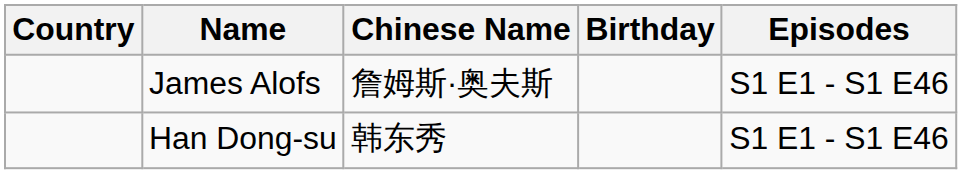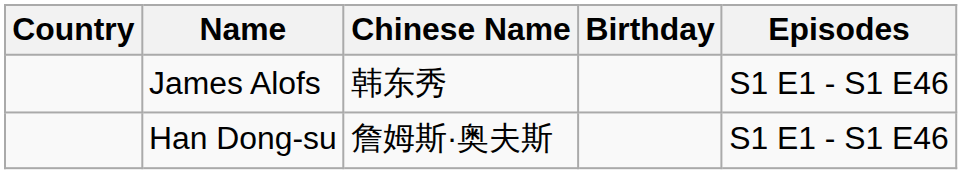(452, 82) 詹姆斯·奥夫斯 -> (399, 82) 韩东秀
(399, 138) 韩东秀 -> (452, 138) 詹姆斯·奥夫斯
